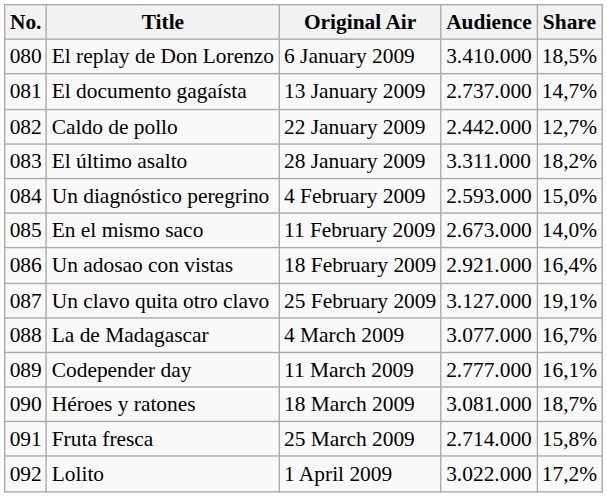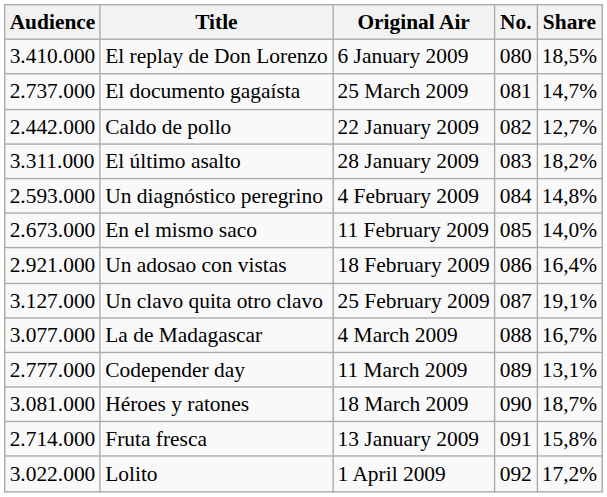columns swapped: (26, 21) <-> (489, 21)
(355, 90) 13 January 2009 -> (403, 90) 25 March 2009
(569, 195) 15,0% -> (569, 195) 14,8%
(569, 368) 16,1% -> (569, 368) 13,1%
(349, 438) 25 March 2009 -> (408, 438) 13 January 2009
